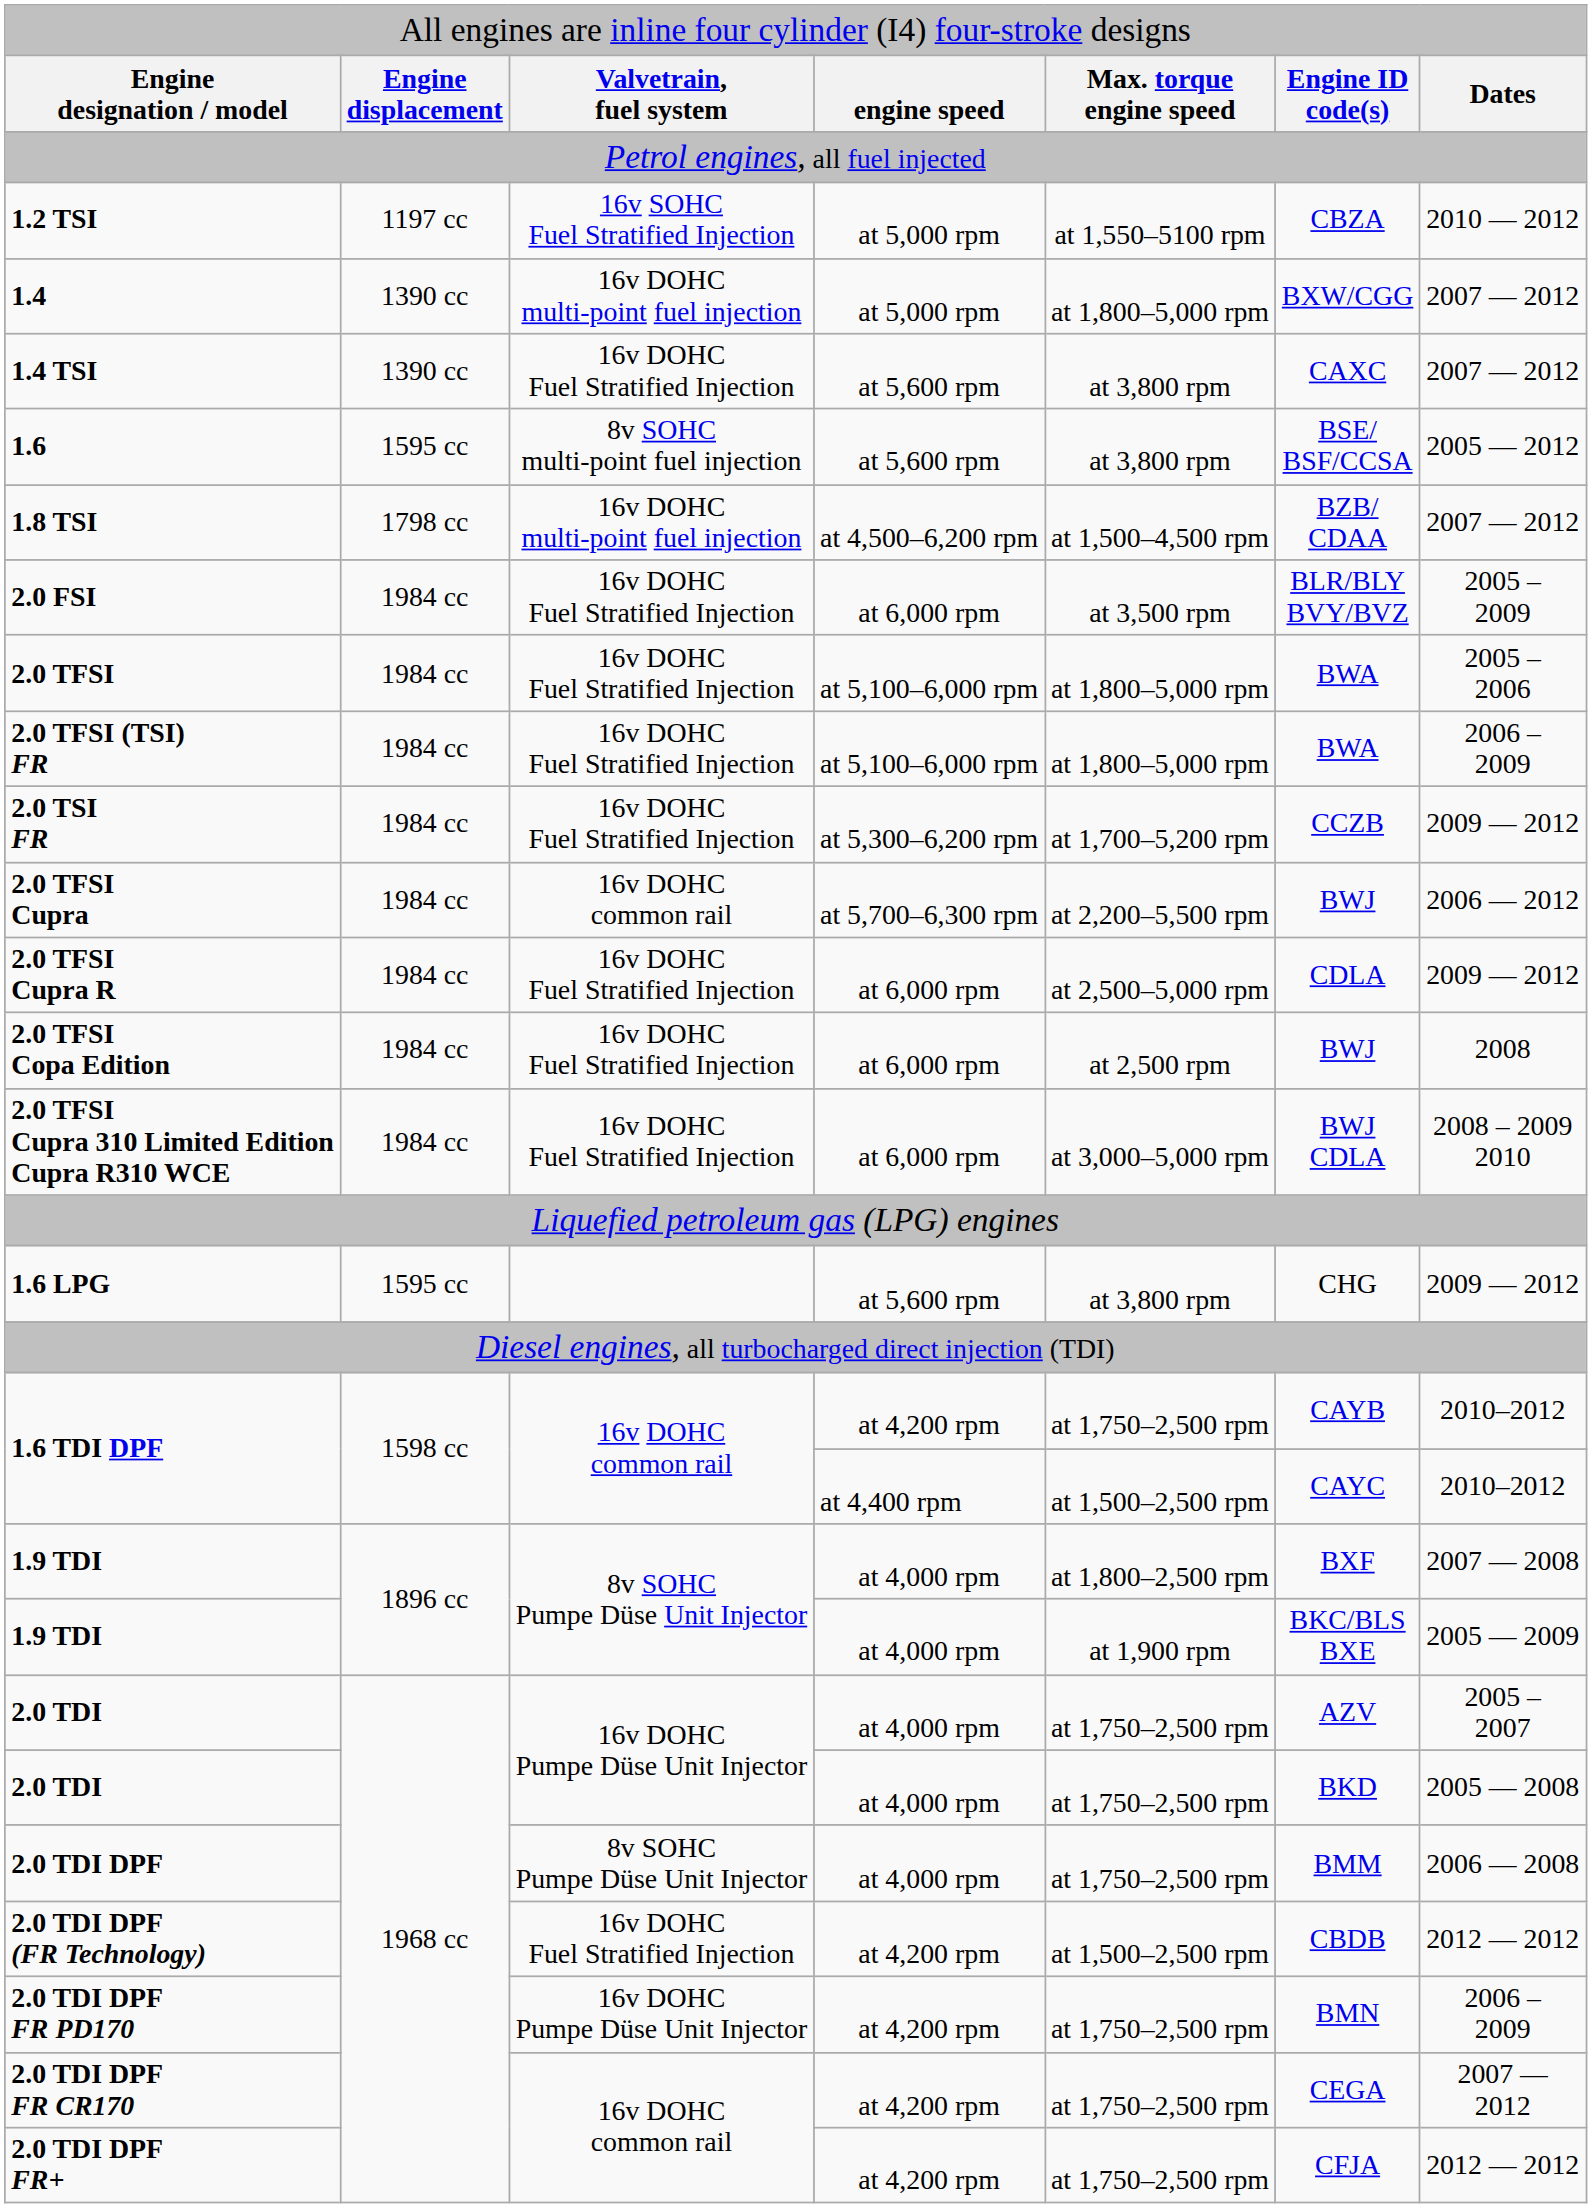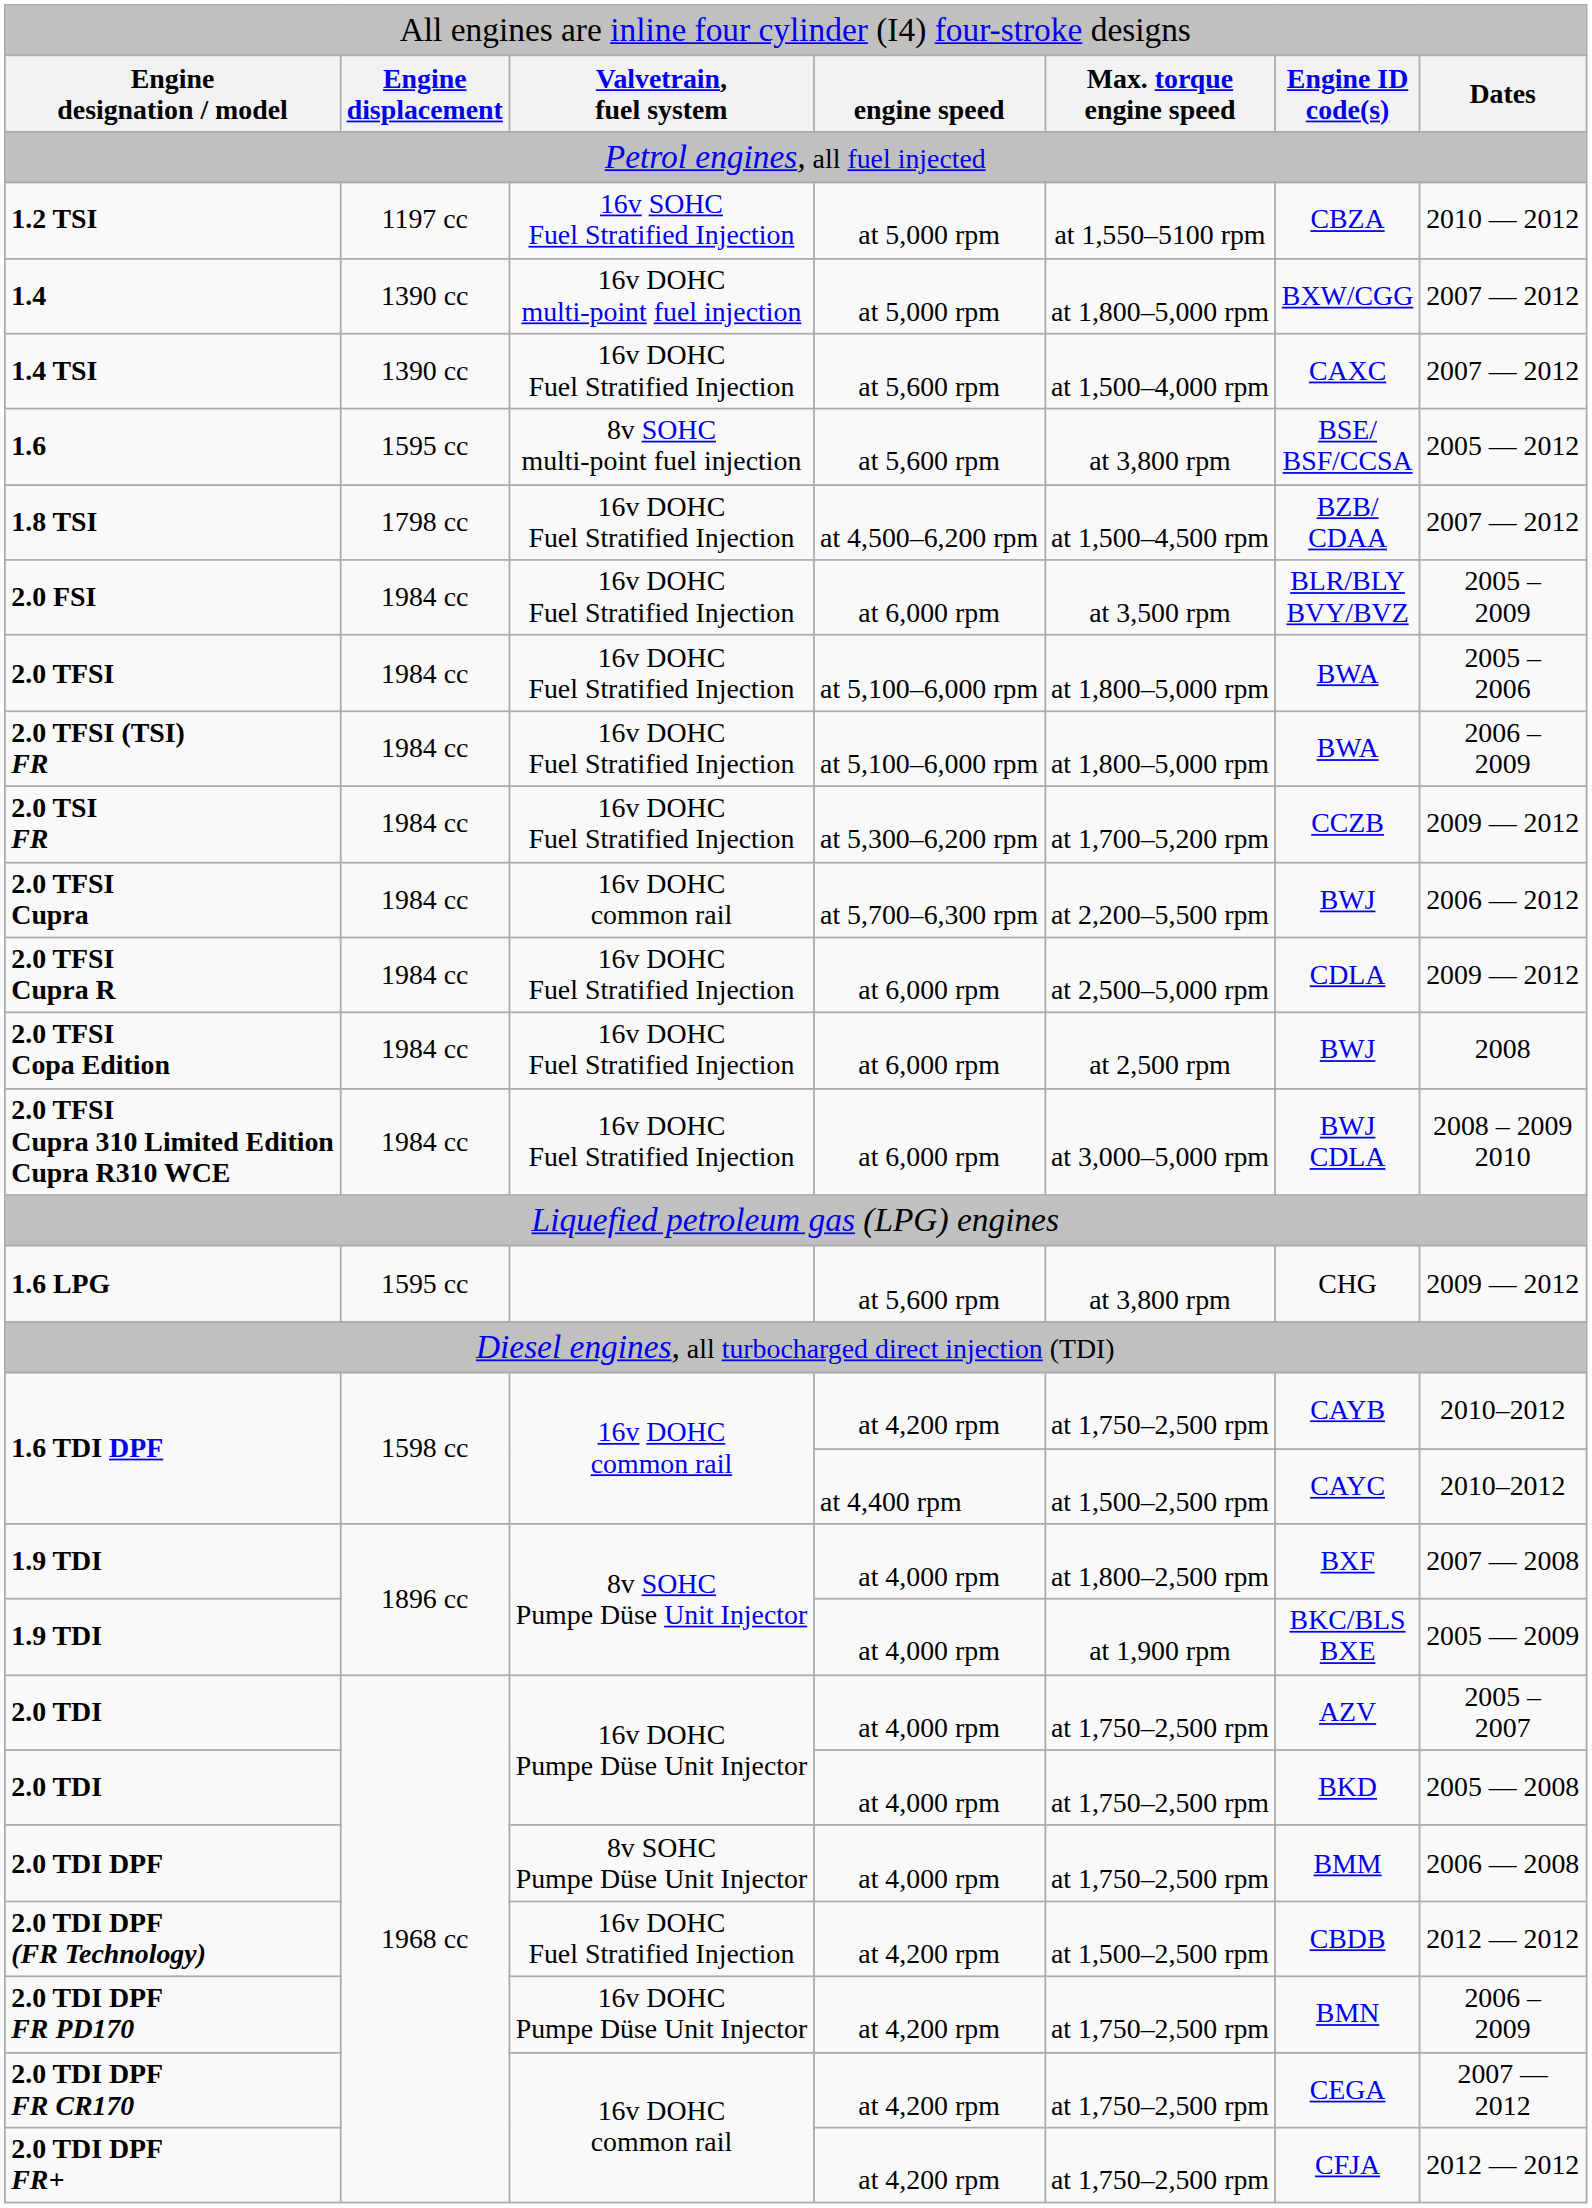(1160, 386) at 3,800 rpm -> (1160, 386) at 1,500–4,000 rpm
(661, 521) 16v DOHC multi-point fuel injection -> (661, 521) 16v DOHC Fuel Stratified Injection
